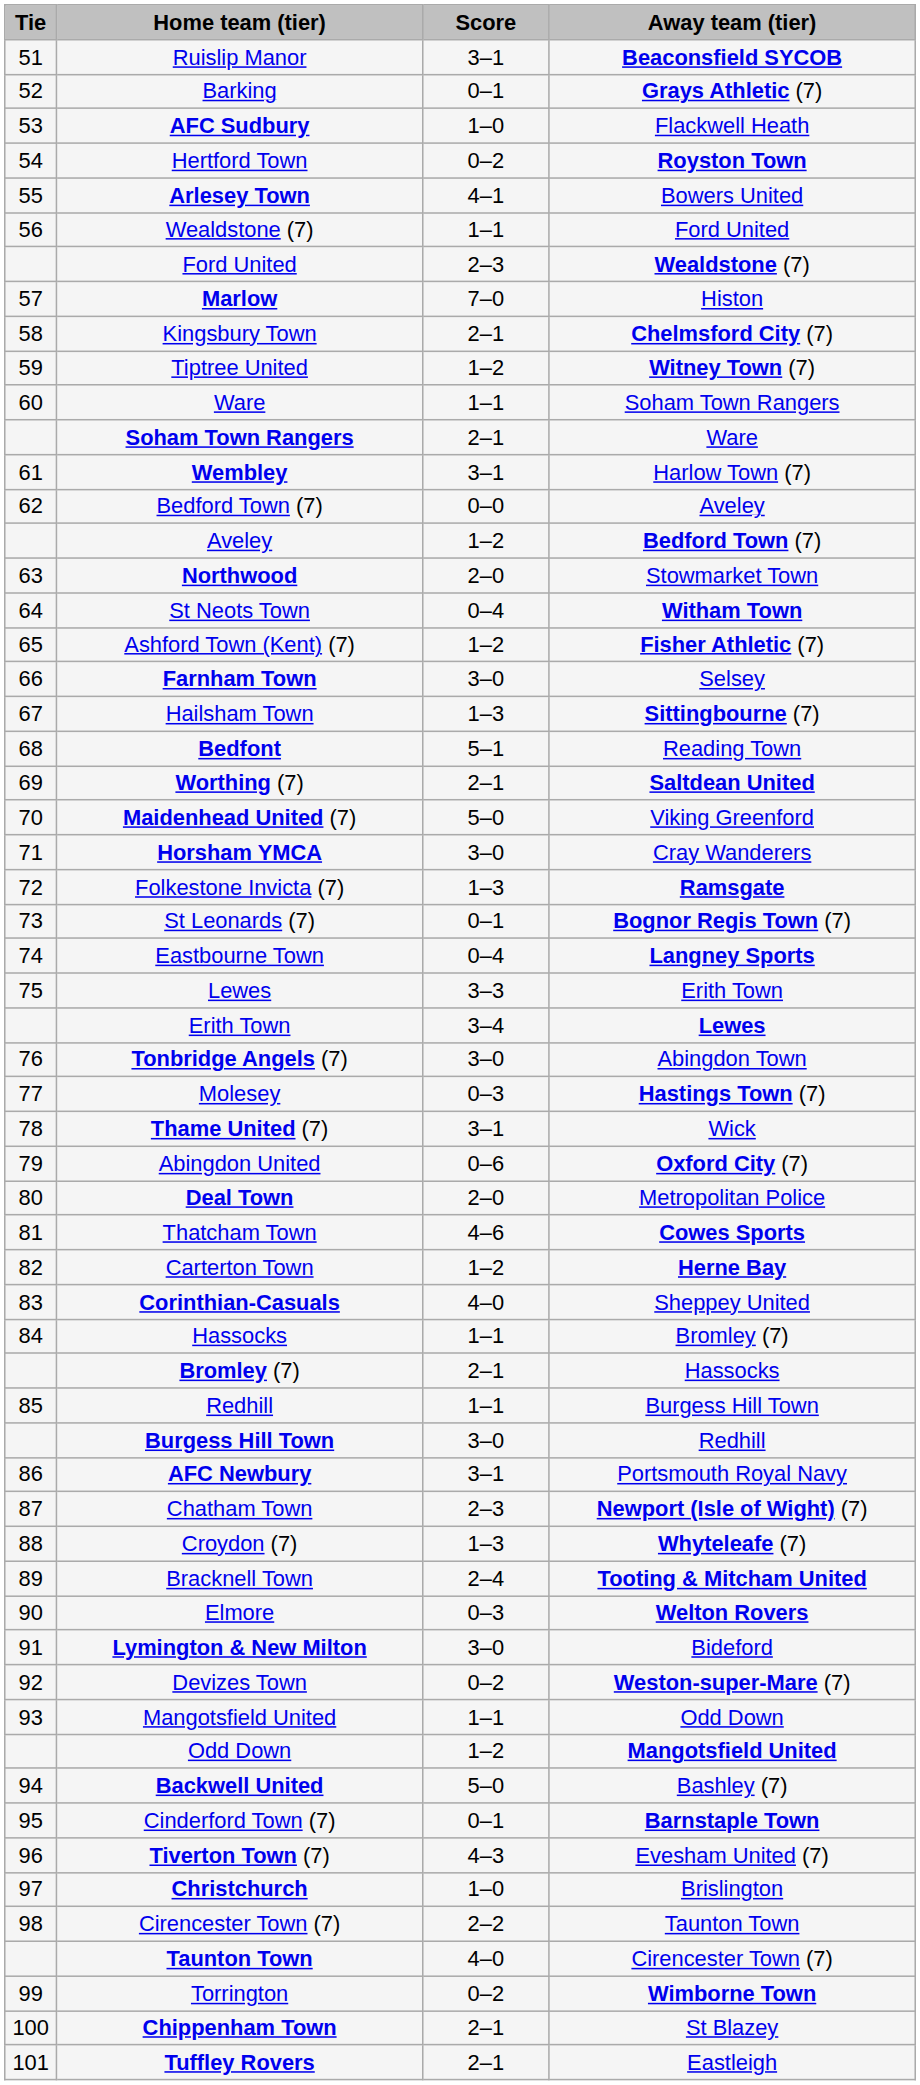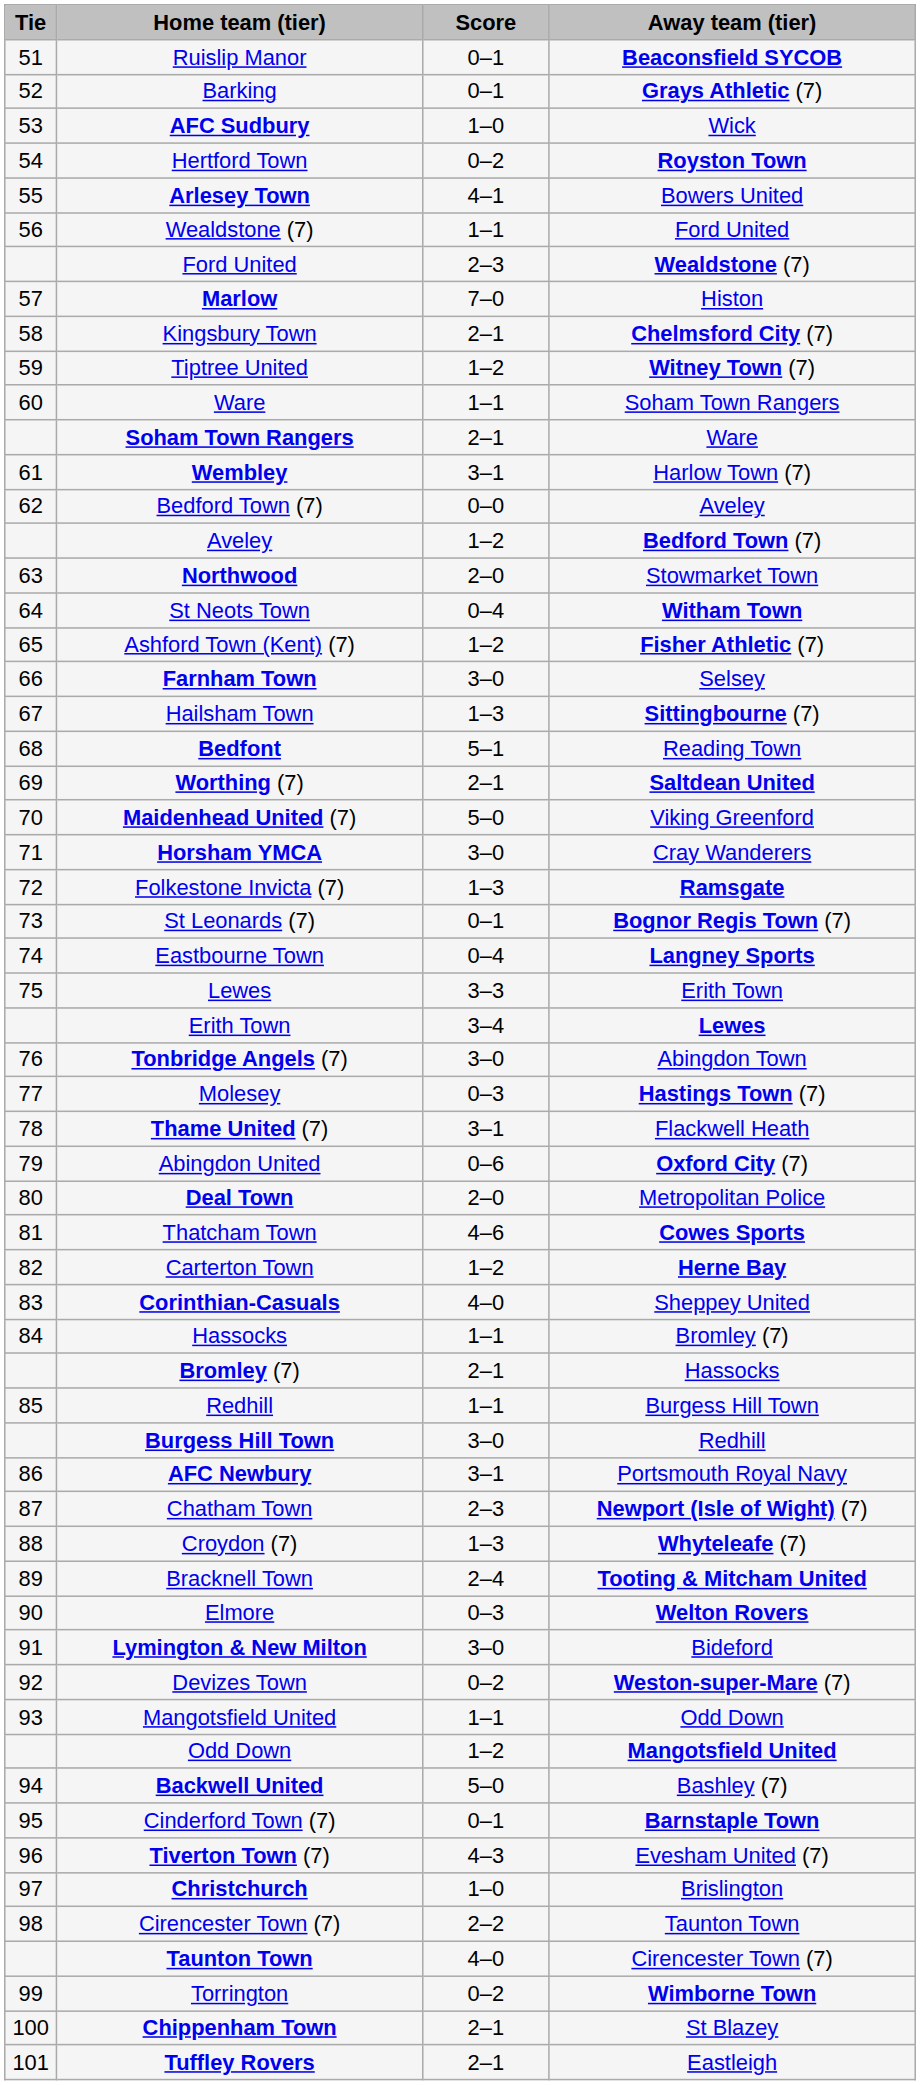(486, 57) 3–1 -> (486, 57) 0–1
(732, 126) Flackwell Heath -> (732, 126) Wick
(732, 1129) Wick -> (732, 1129) Flackwell Heath
